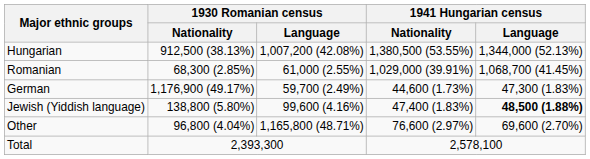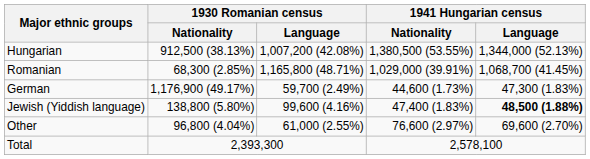(323, 70) 61,000 (2.55%) -> (312, 70) 1,165,800 (48.71%)
(312, 126) 1,165,800 (48.71%) -> (323, 126) 61,000 (2.55%)
